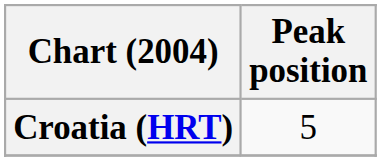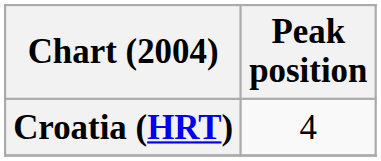(308, 126) 5 -> (308, 126) 4
